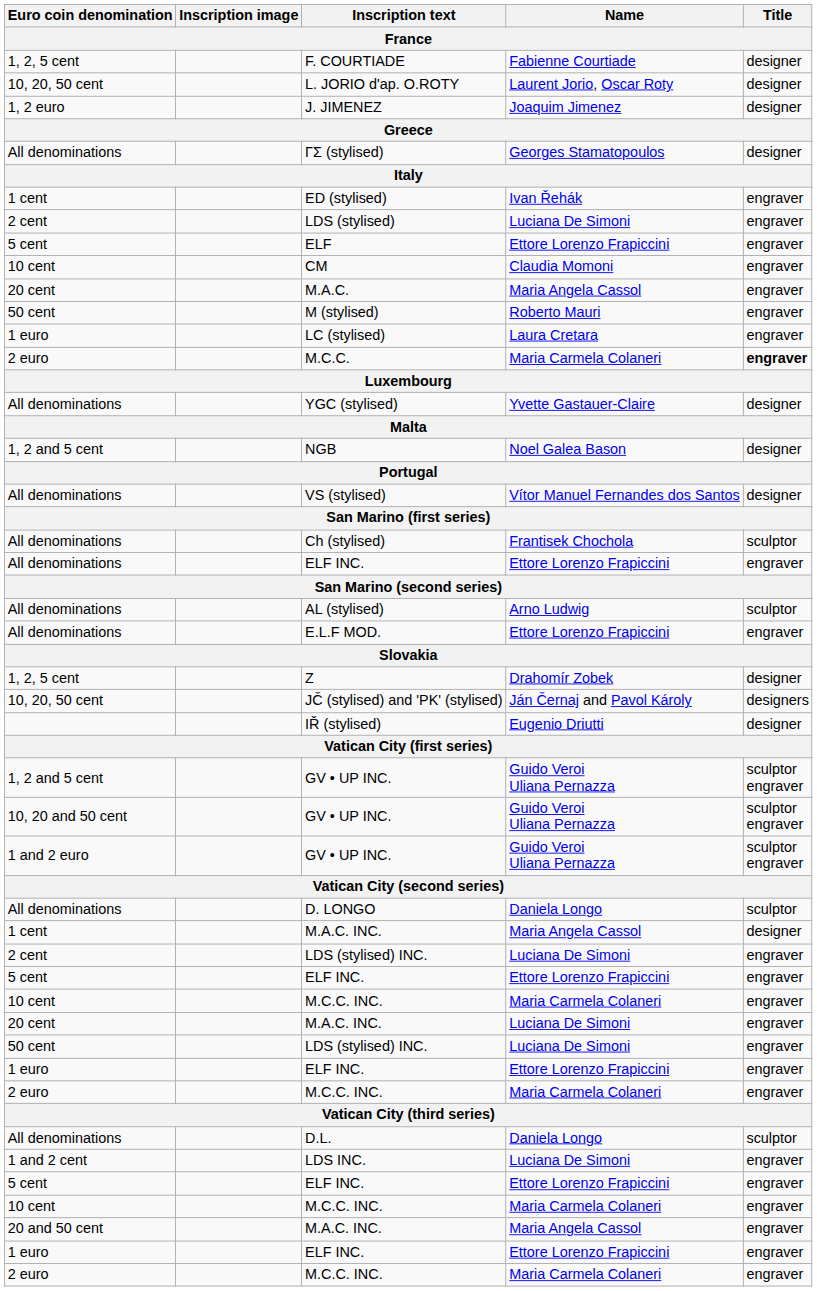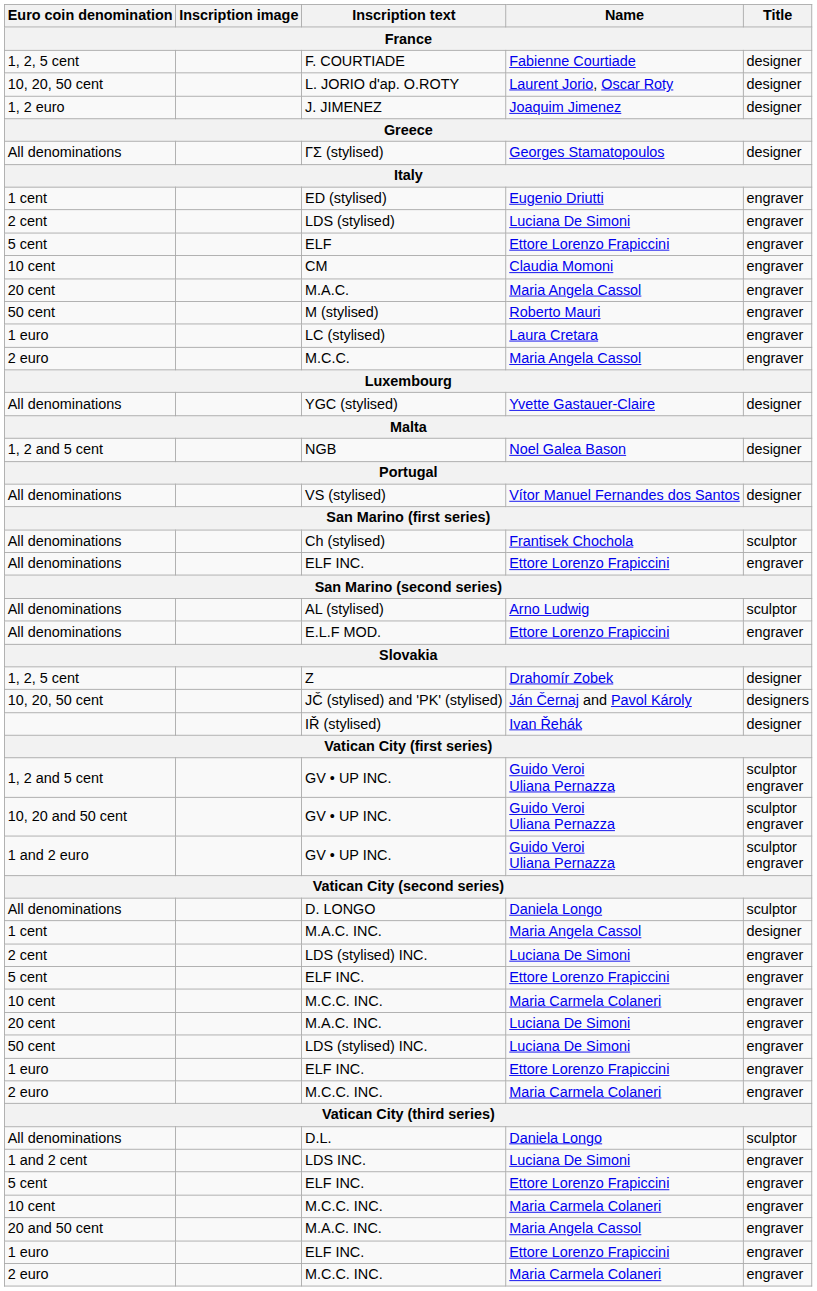(546, 198) Ivan Řehák -> (556, 198) Eugenio Driutti
(585, 358) Maria Carmela Colaneri -> (575, 358) Maria Angela Cassol
(777, 358) bold -> (775, 358) normal
(556, 723) Eugenio Driutti -> (546, 723) Ivan Řehák
